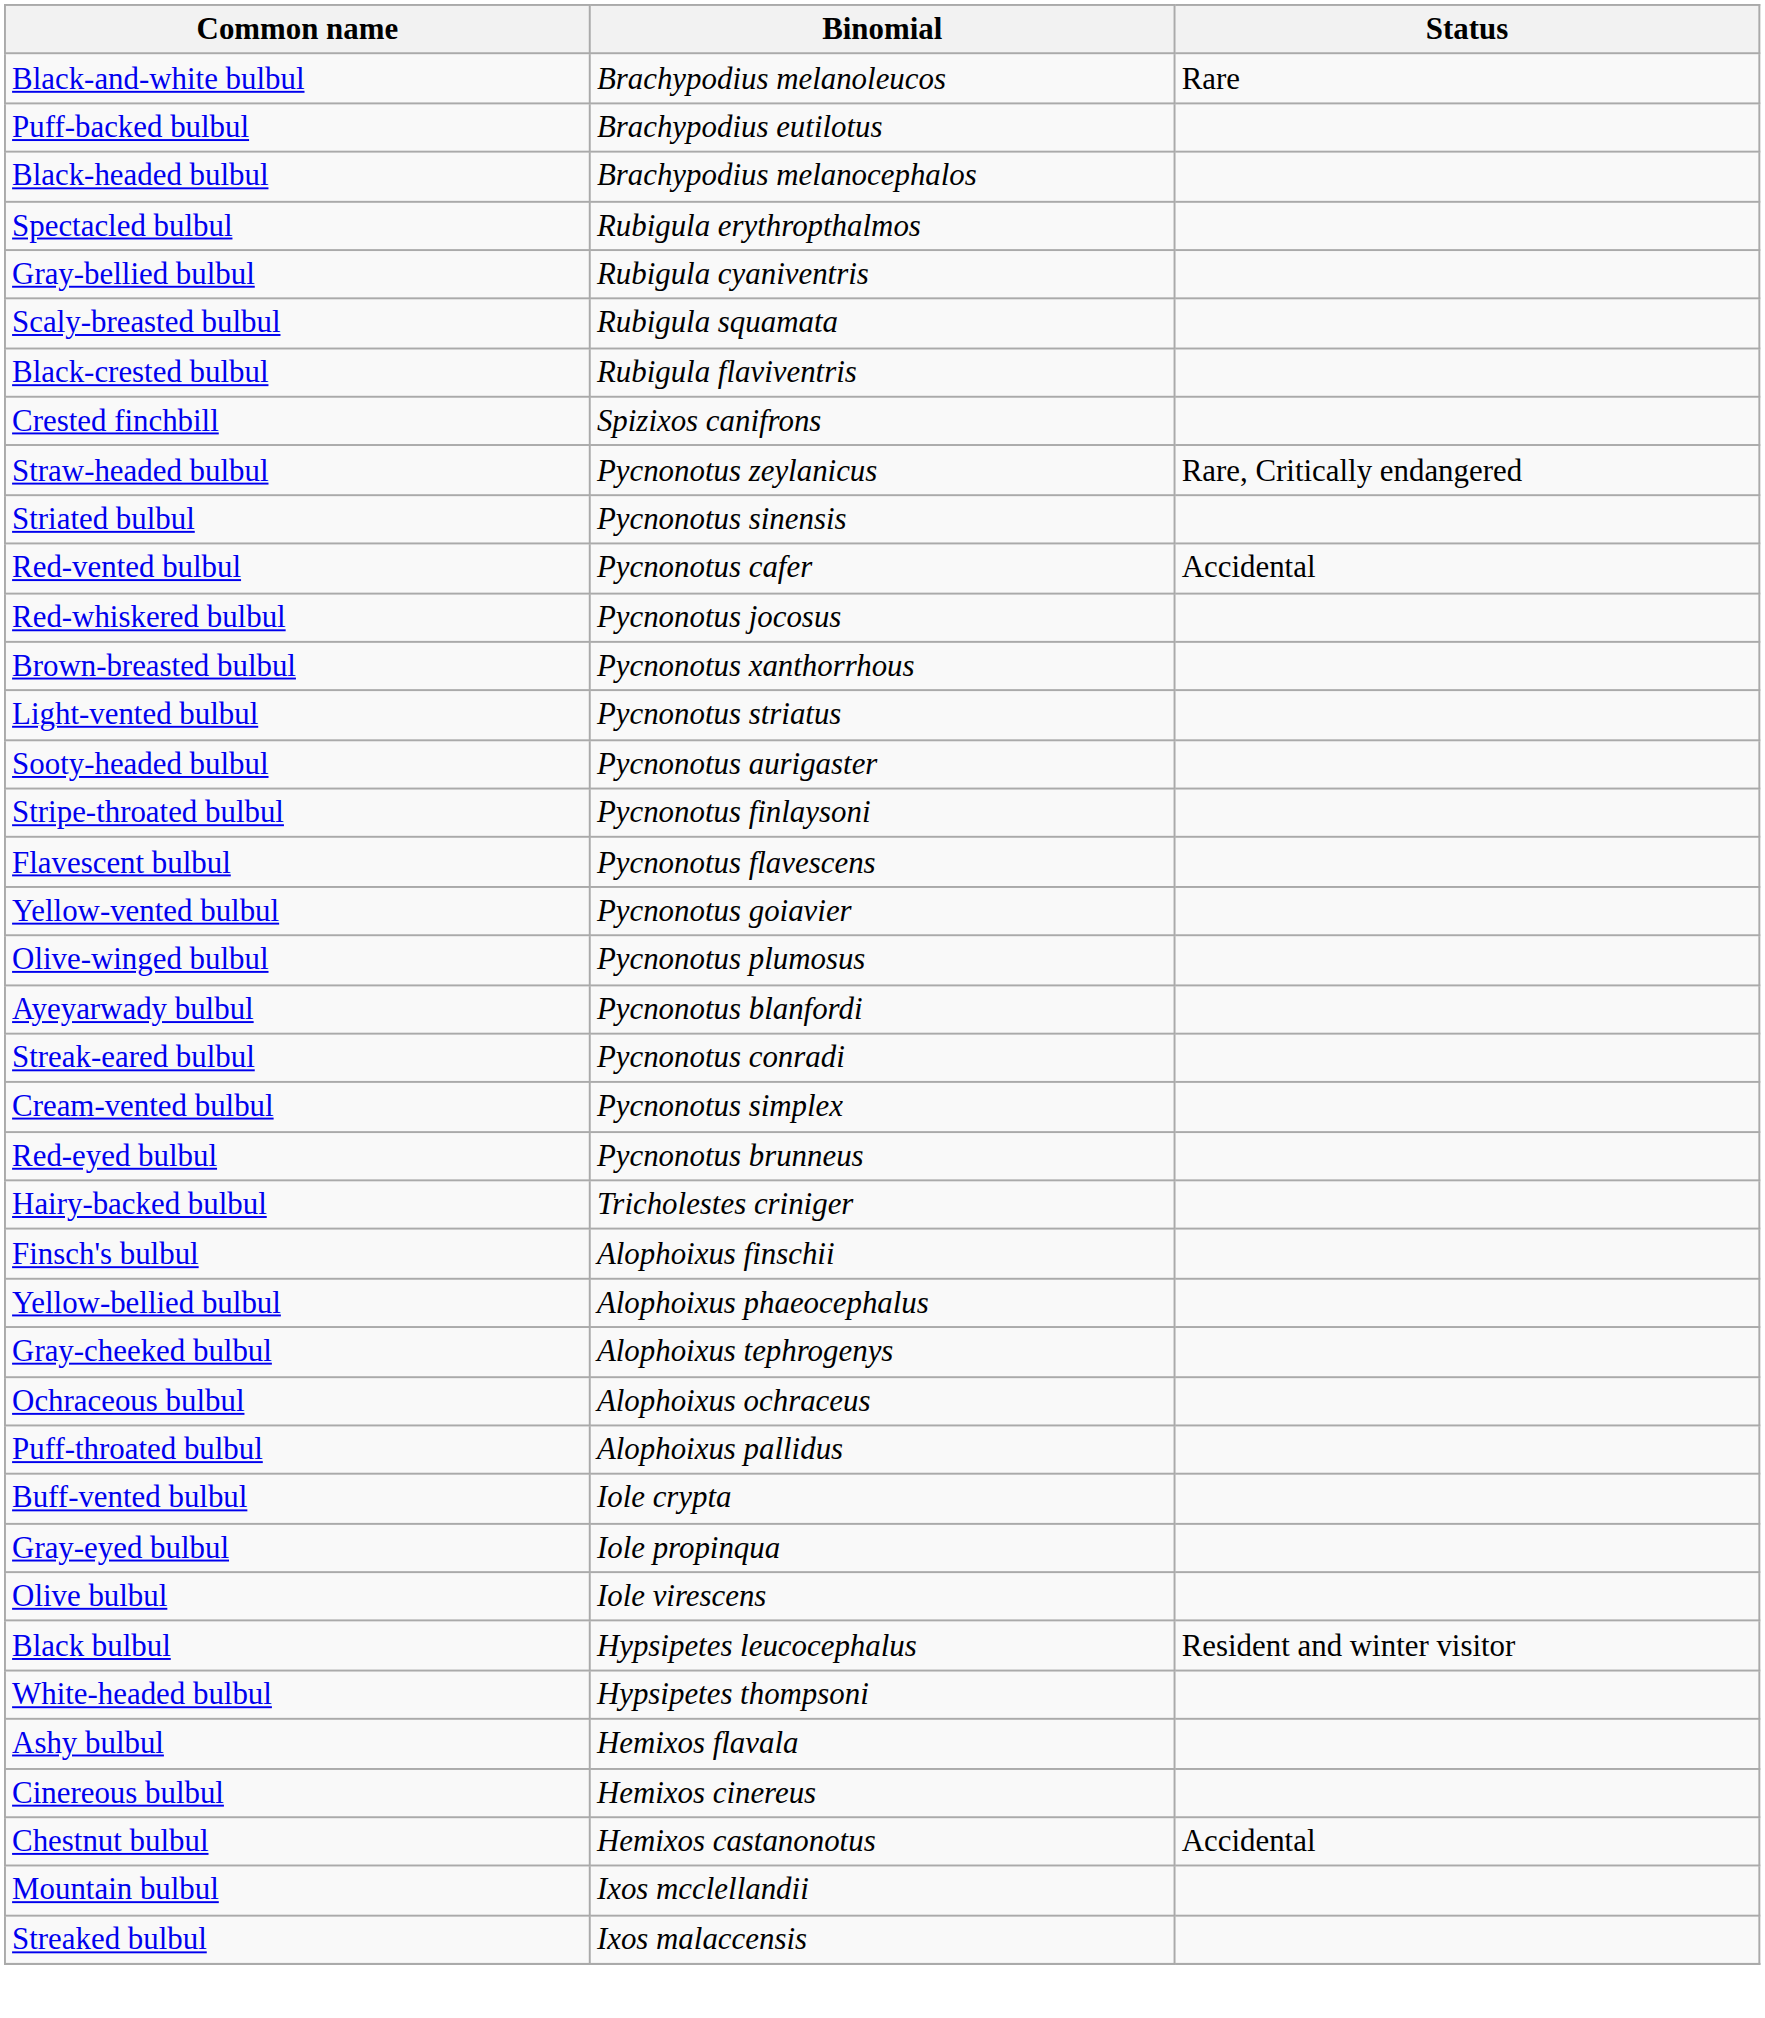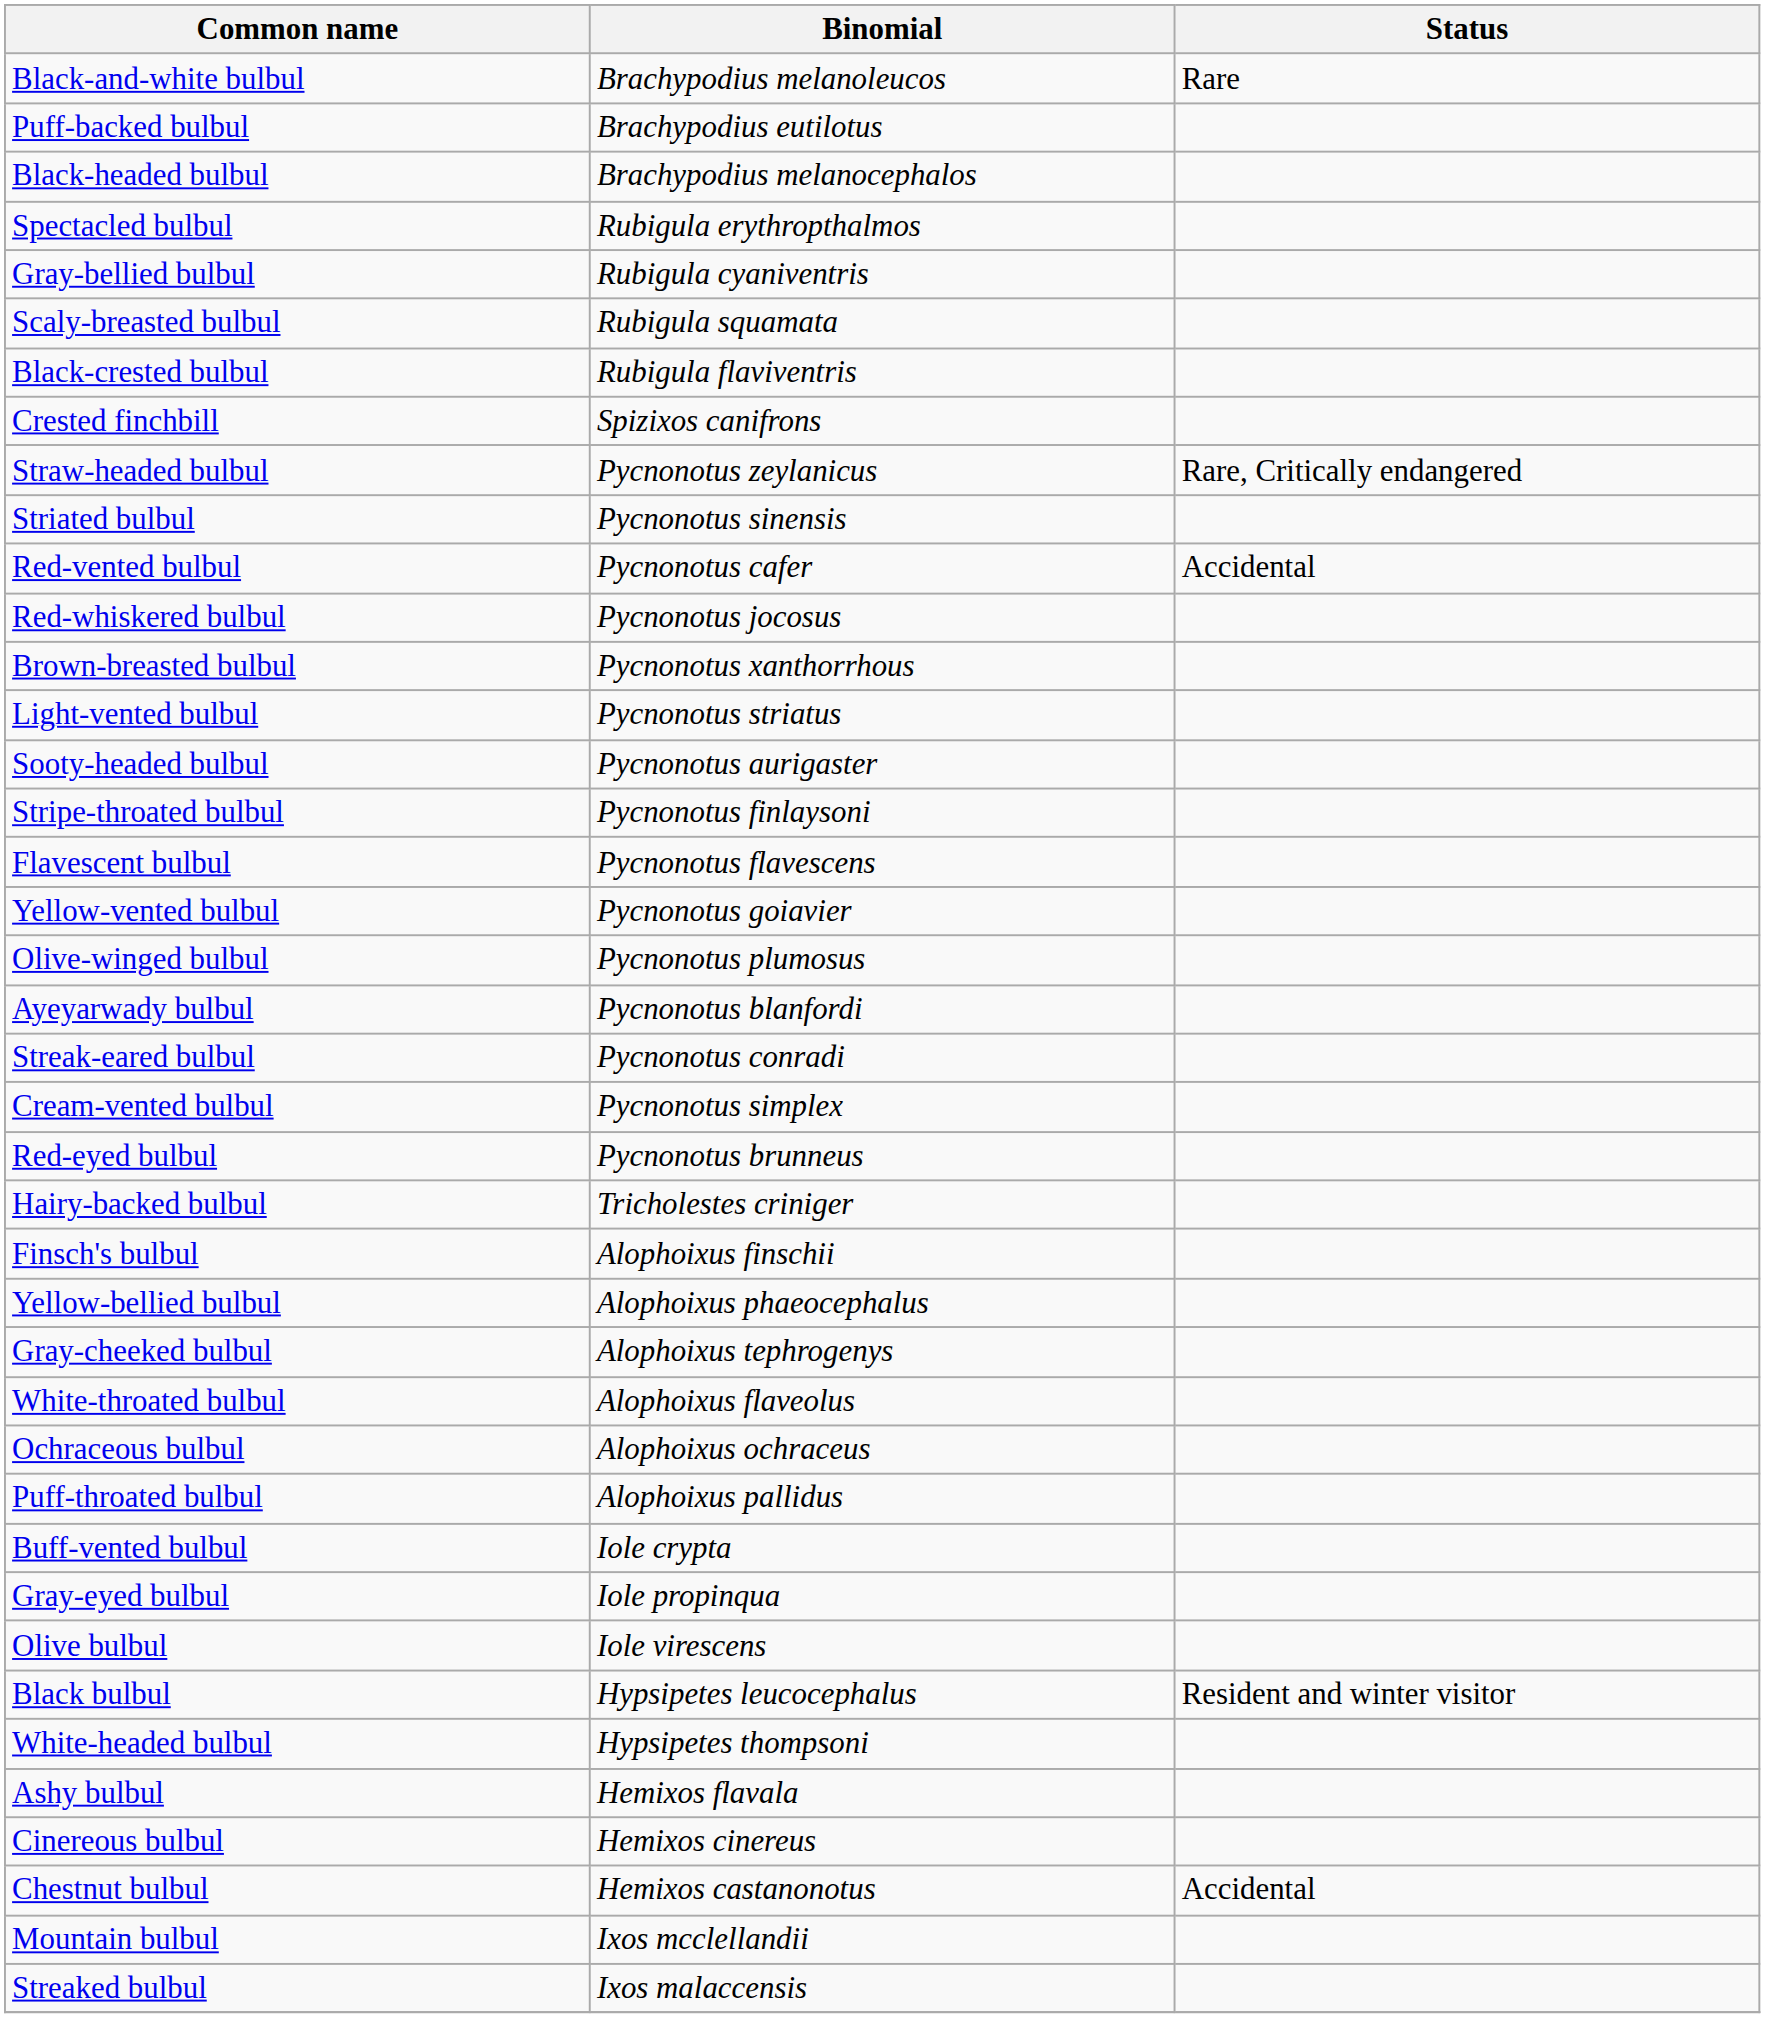+ row: (149, 1400)
